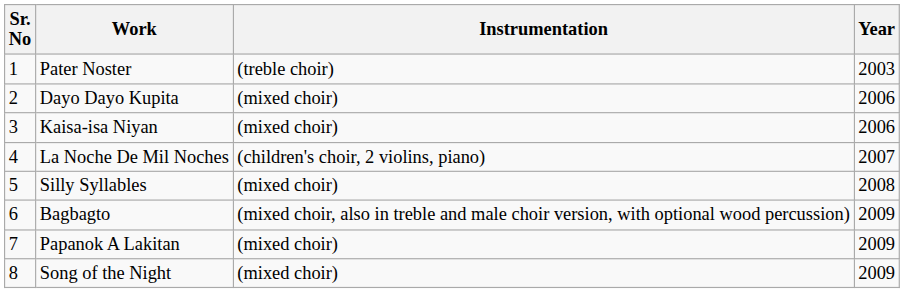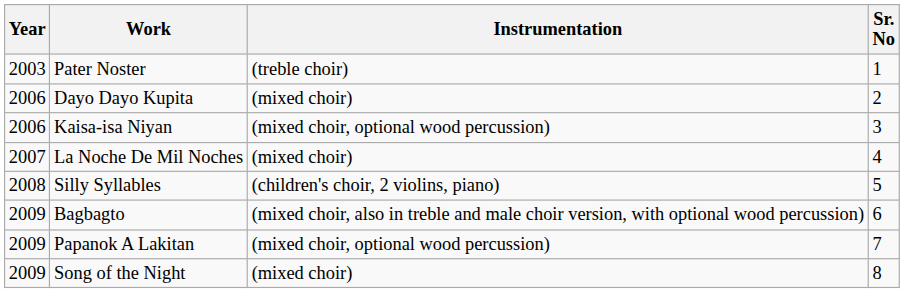columns swapped: (20, 29) <-> (877, 29)
(288, 127) (mixed choir) -> (401, 127) (mixed choir, optional wood percussion)
(361, 156) (children's choir, 2 violins, piano) -> (302, 156) (mixed choir)
(288, 185) (mixed choir) -> (376, 185) (children's choir, 2 violins, piano)
(288, 244) (mixed choir) -> (401, 244) (mixed choir, optional wood percussion)
